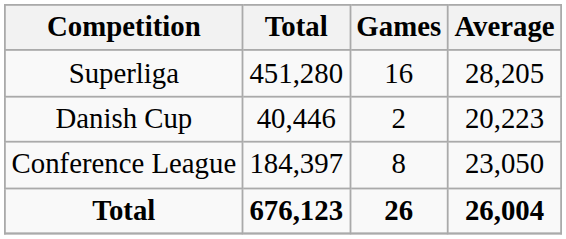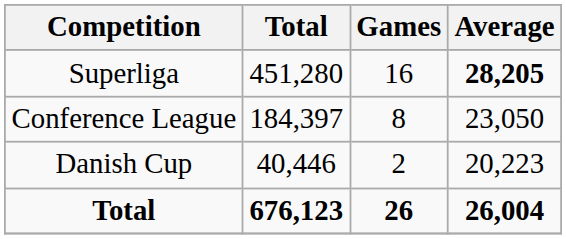(505, 73) normal -> (505, 73) bold
rows swapped: (124, 118) <-> (124, 164)
